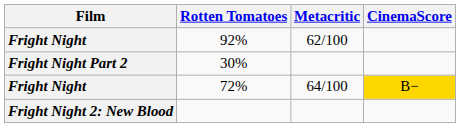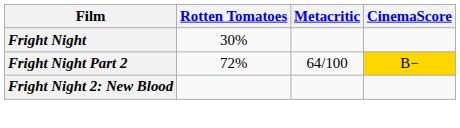- row: (234, 39)
(68, 63) Fright Night Part 2 -> (47, 39) Fright Night
(47, 87) Fright Night -> (68, 63) Fright Night Part 2
